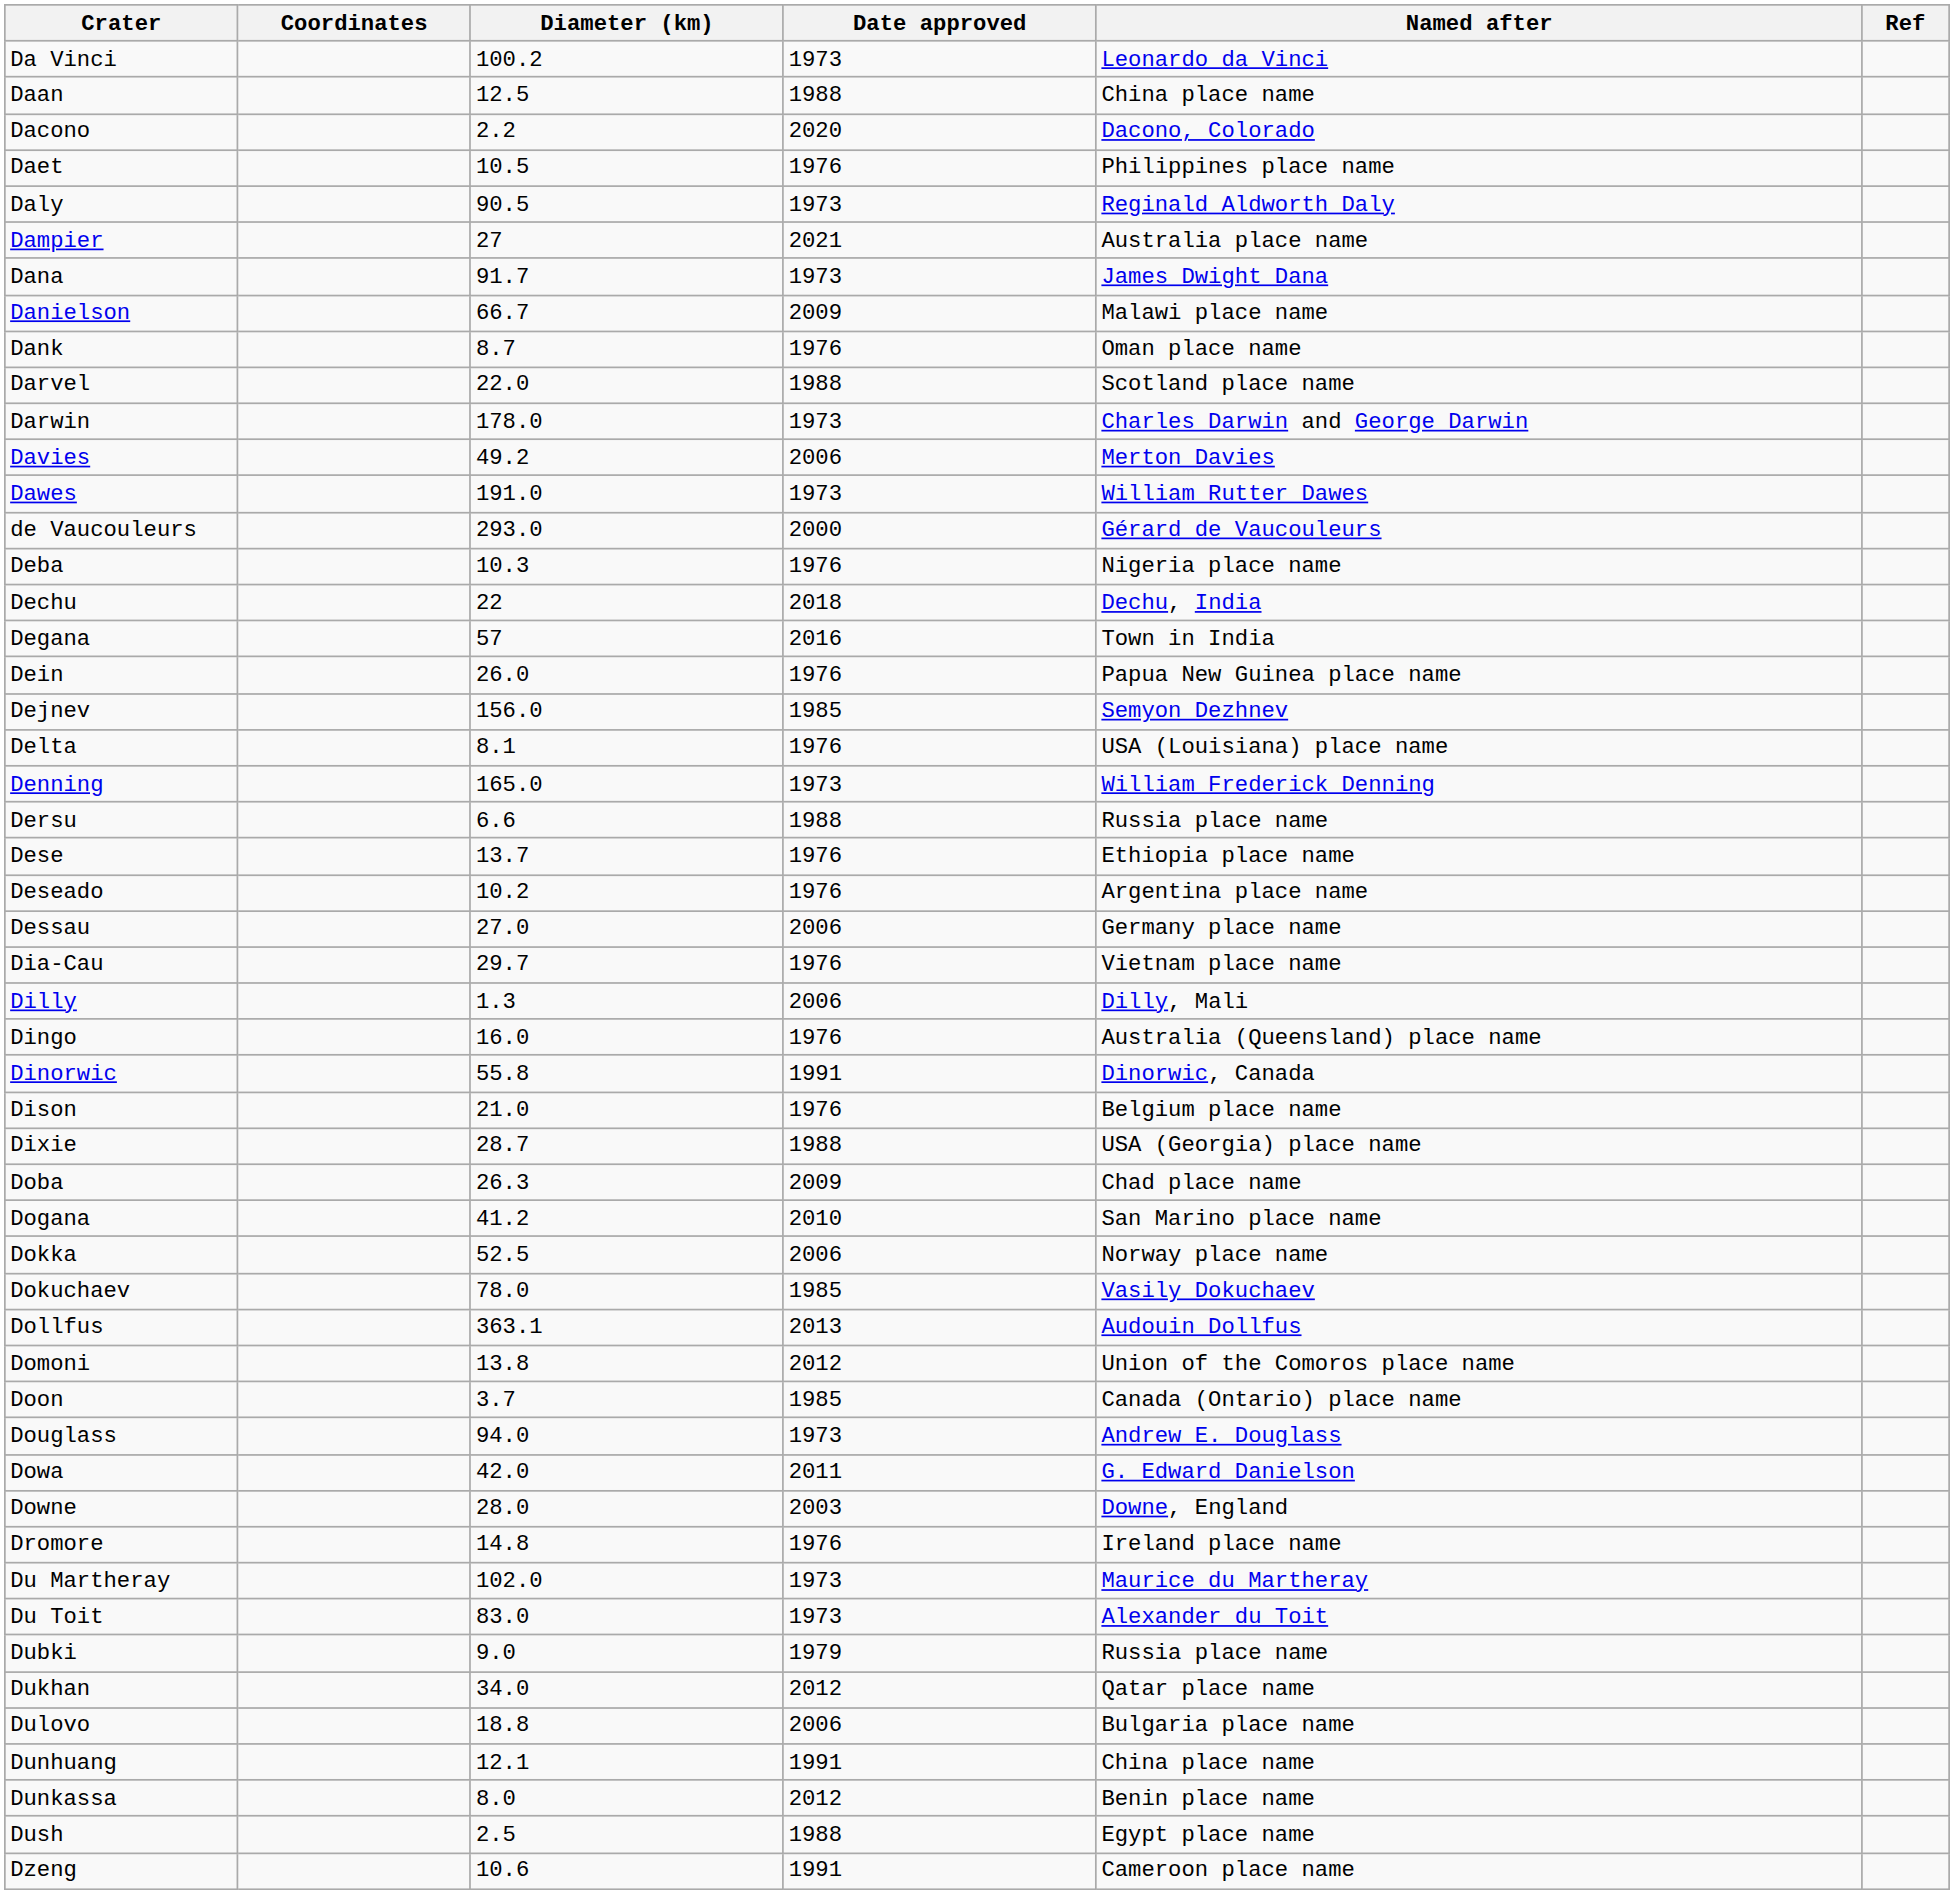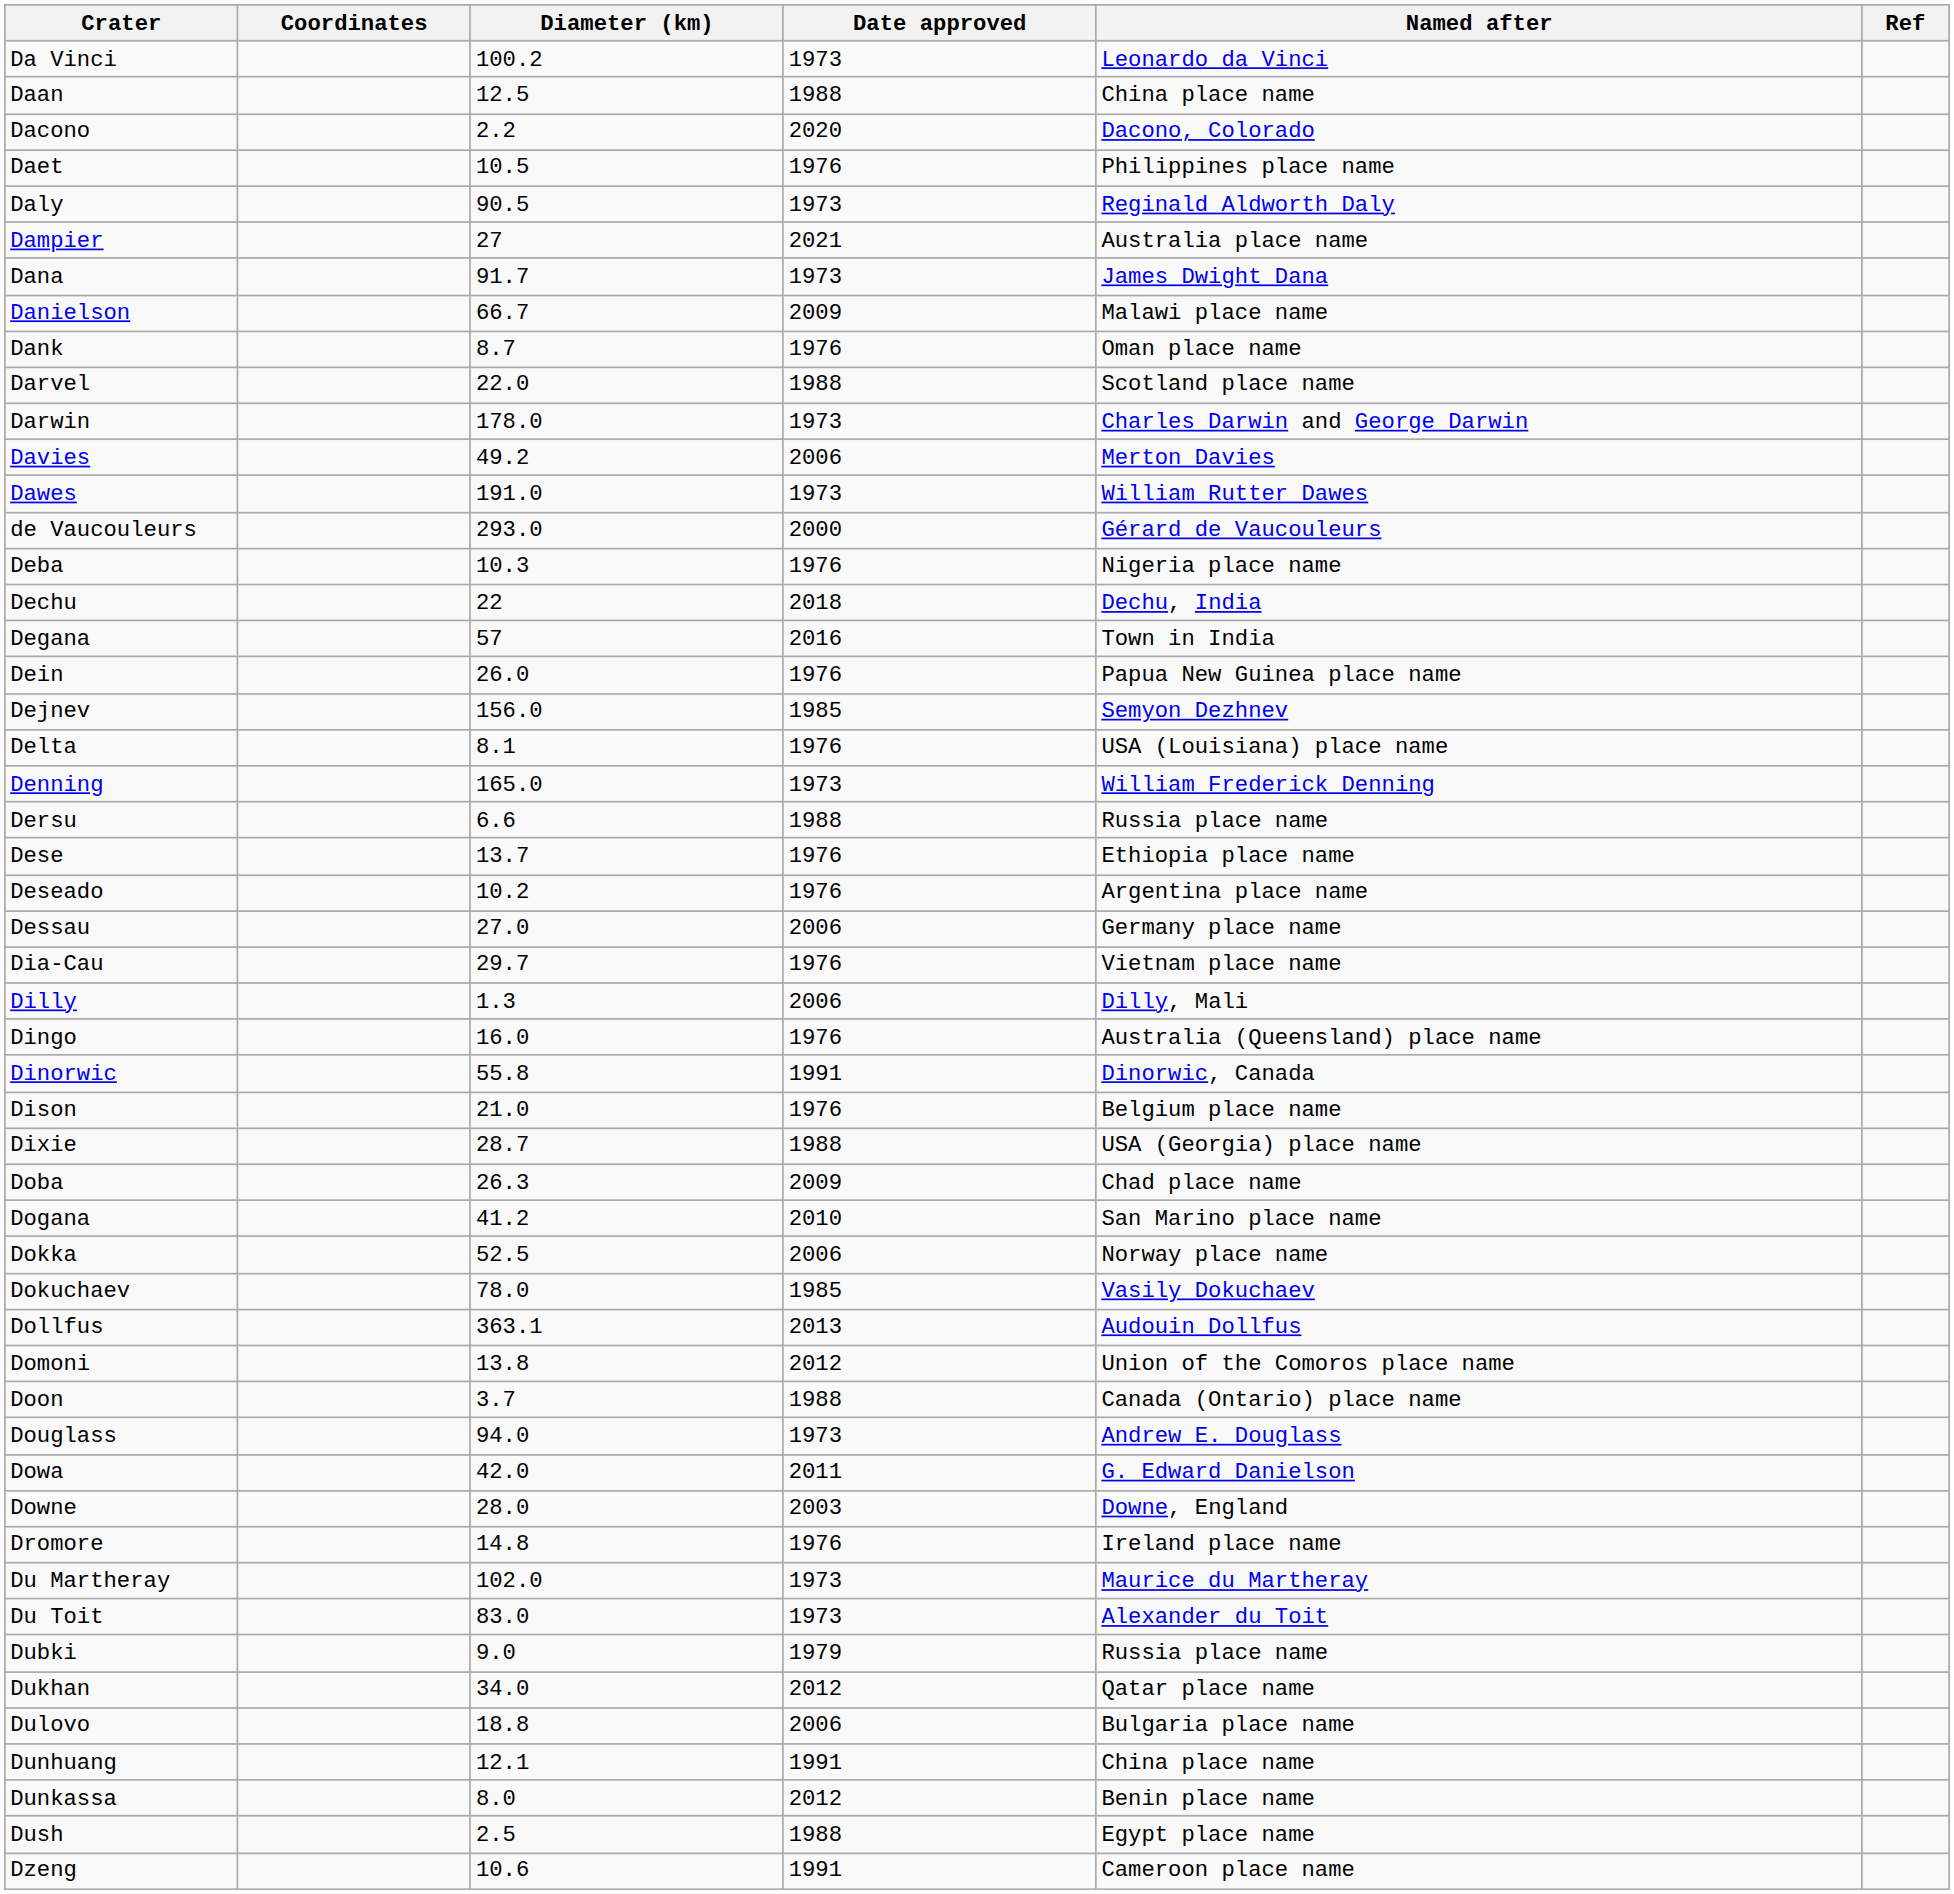(815, 1400) 1985 -> (815, 1400) 1988
